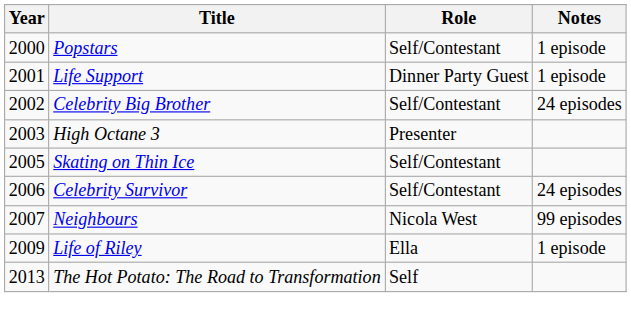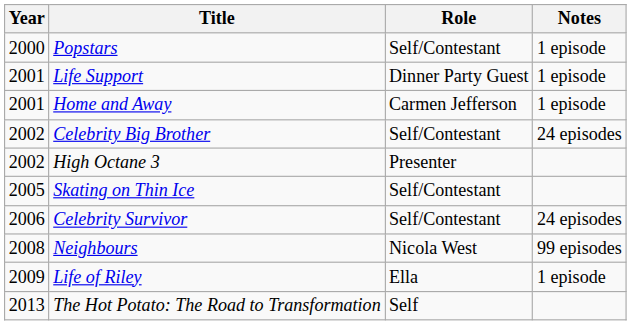+ row: (112, 104)
(27, 133) 2003 -> (27, 162) 2002
(27, 219) 2007 -> (27, 248) 2008
